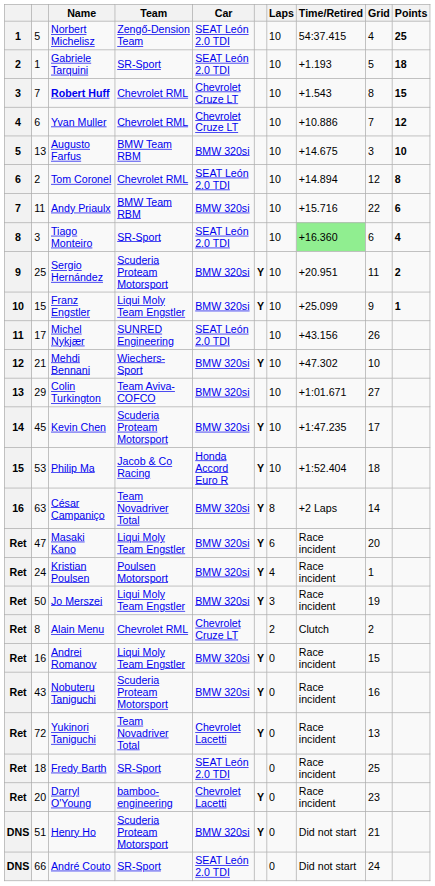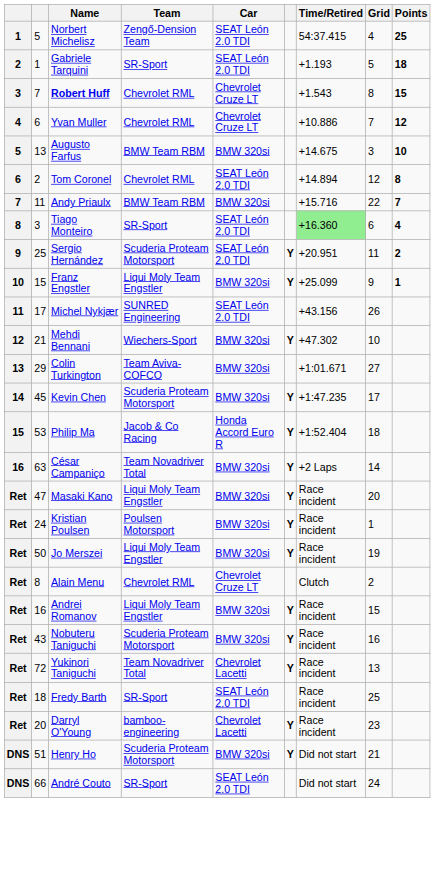- column: (281, 13)
(398, 208) 6 -> (398, 202) 7
(222, 272) BMW 320si -> (242, 254) SEAT León 2.0 TDI
